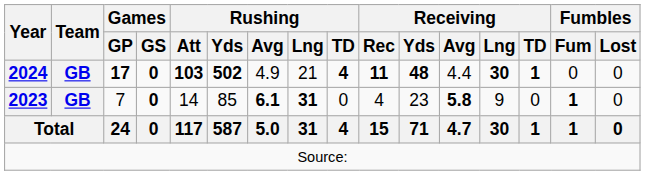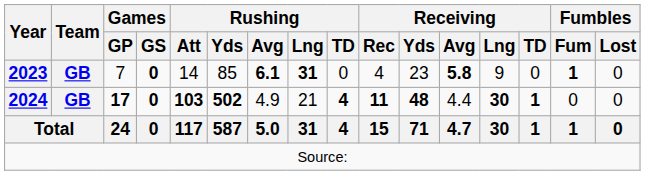rows swapped: (28, 101) <-> (28, 73)
